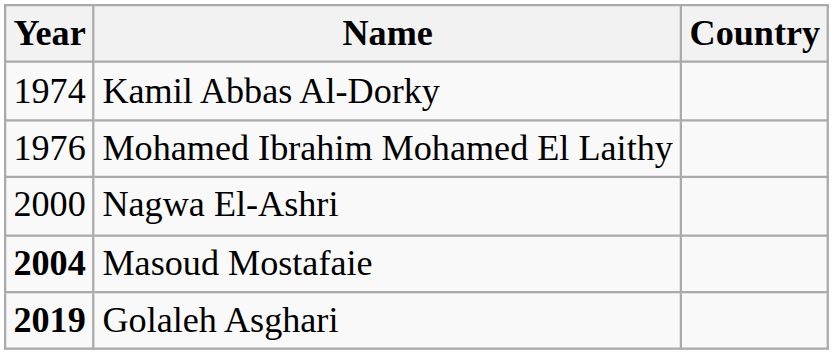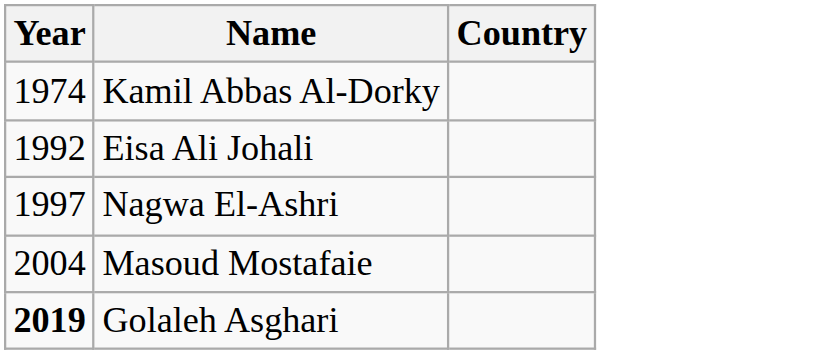- row: (388, 147)
+ row: (208, 147)
(50, 205) 2000 -> (50, 205) 1997
(50, 262) bold -> (50, 262) normal
